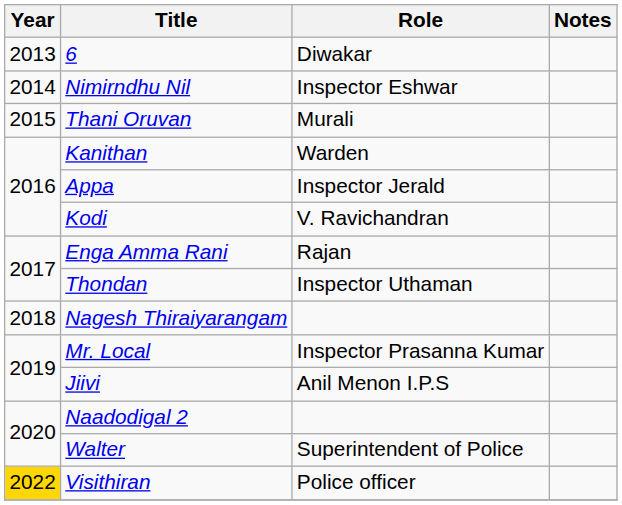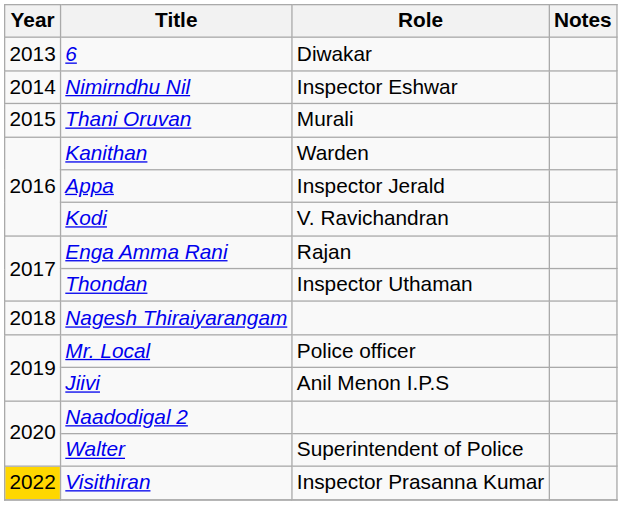(421, 350) Inspector Prasanna Kumar -> (356, 350) Police officer
(356, 482) Police officer -> (421, 482) Inspector Prasanna Kumar
